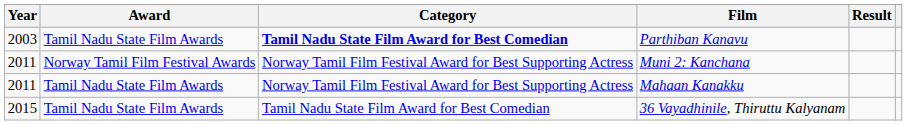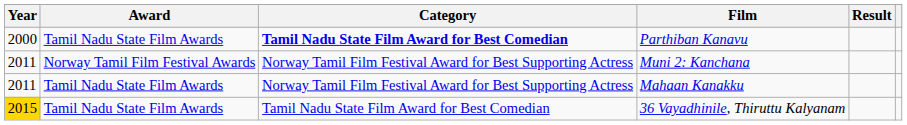(22, 39) 2003 -> (22, 39) 2000
(22, 108) no background -> (22, 108) gold background
